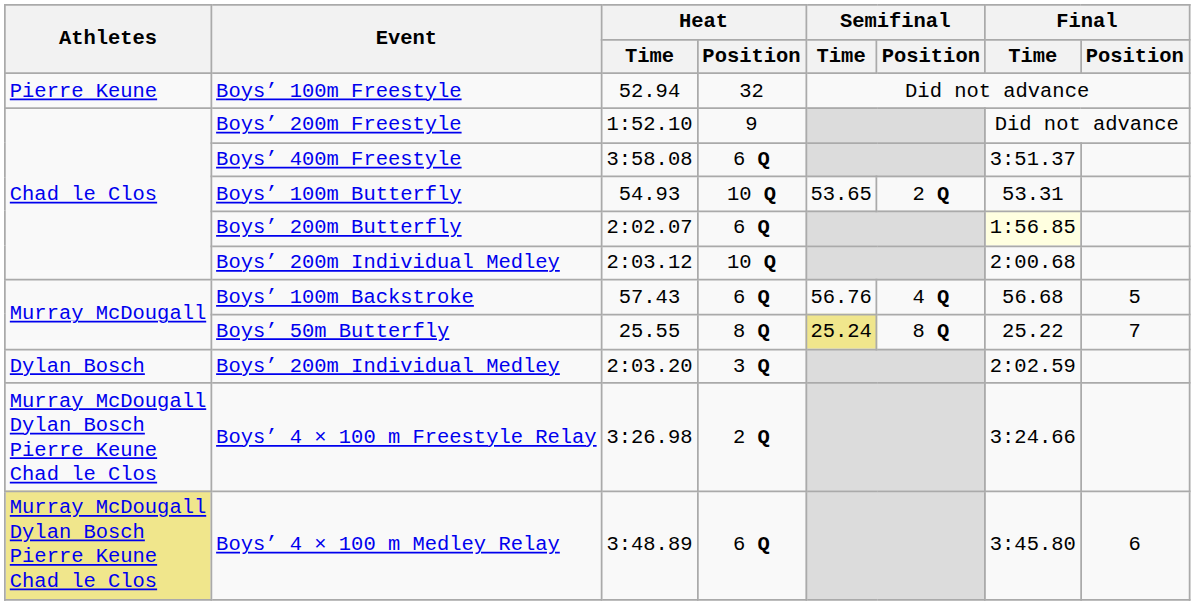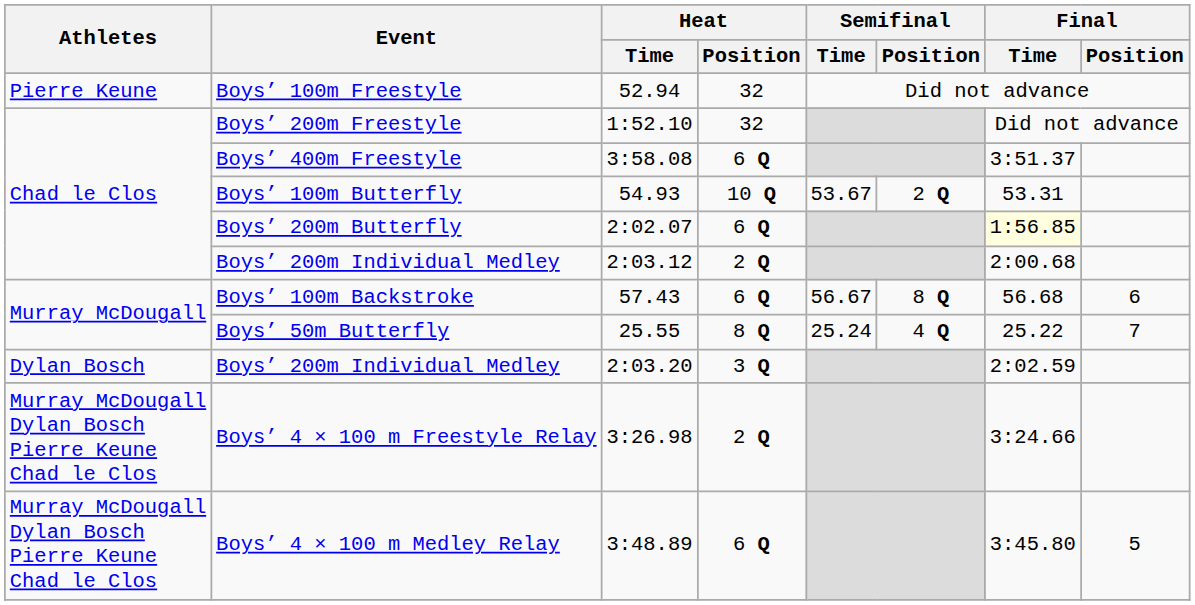(751, 125) 9 -> (751, 125) 32
(841, 194) 53.65 -> (841, 194) 53.67
(751, 263) 10 Q -> (751, 263) 2 Q
(841, 297) 56.76 -> (841, 297) 56.67
(931, 297) 4 Q -> (931, 297) 8 Q
(1135, 297) 5 -> (1135, 297) 6
(841, 331) khaki background -> (841, 331) no background
(931, 331) 8 Q -> (931, 331) 4 Q
(108, 545) khaki background -> (108, 545) no background
(1135, 545) 6 -> (1135, 545) 5
